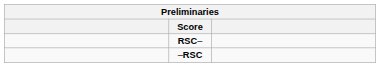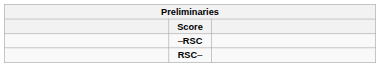rows swapped: (190, 56) <-> (190, 41)
